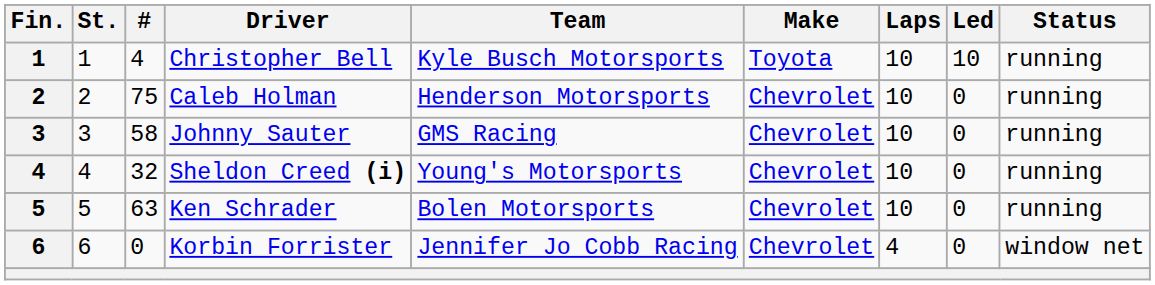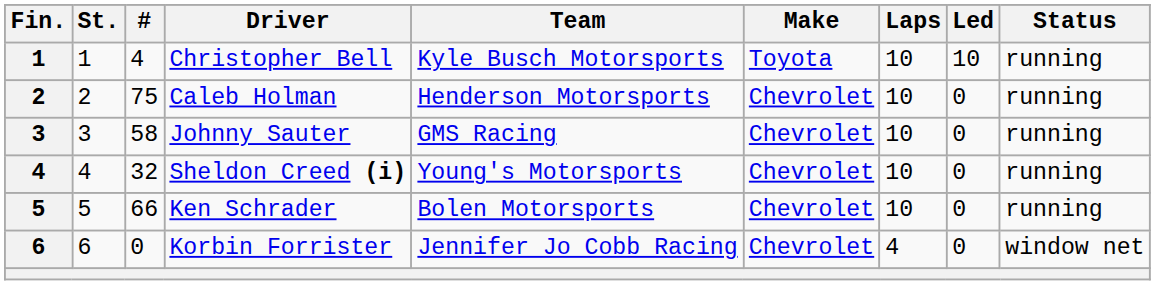(144, 211) 63 -> (144, 211) 66
